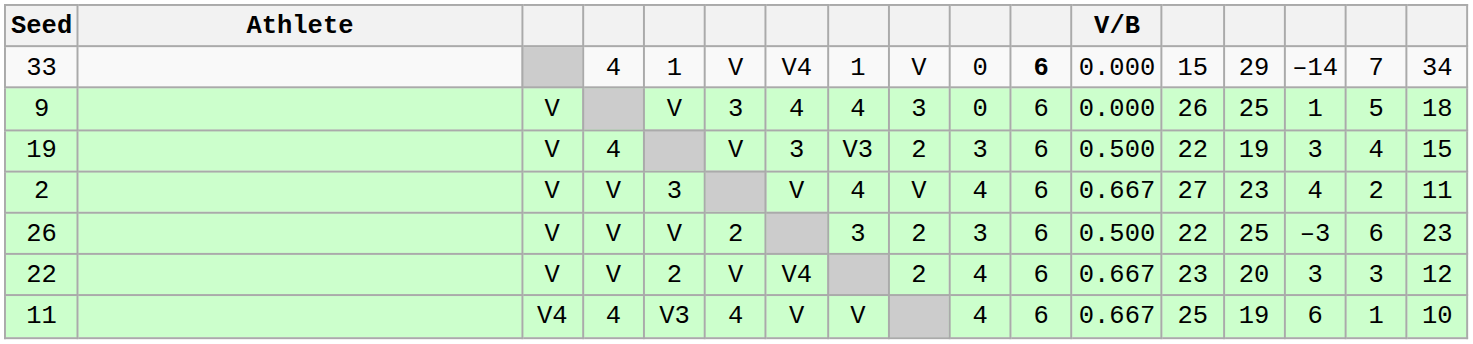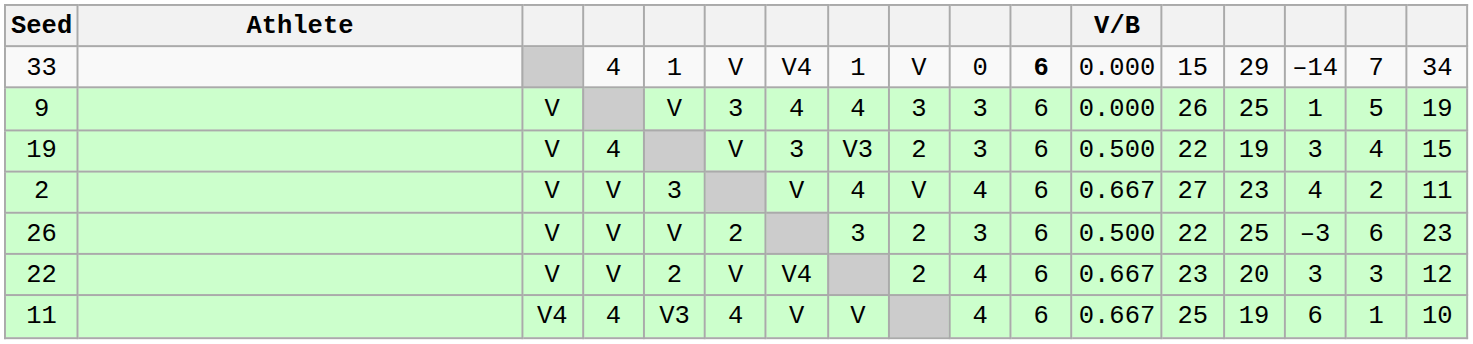(980, 109) 0 -> (980, 109) 3
(1437, 109) 18 -> (1437, 109) 19
